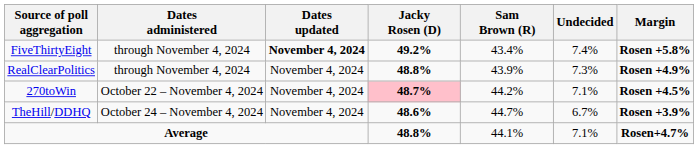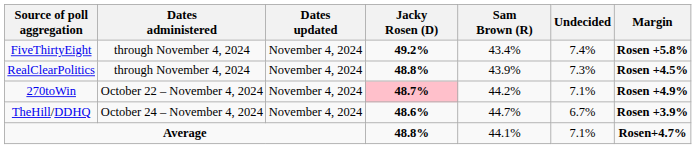(317, 50) bold -> (316, 50) normal
(655, 71) Rosen +4.9% -> (652, 71) Rosen +4.5%
(655, 91) Rosen +4.5% -> (652, 91) Rosen +4.9%
